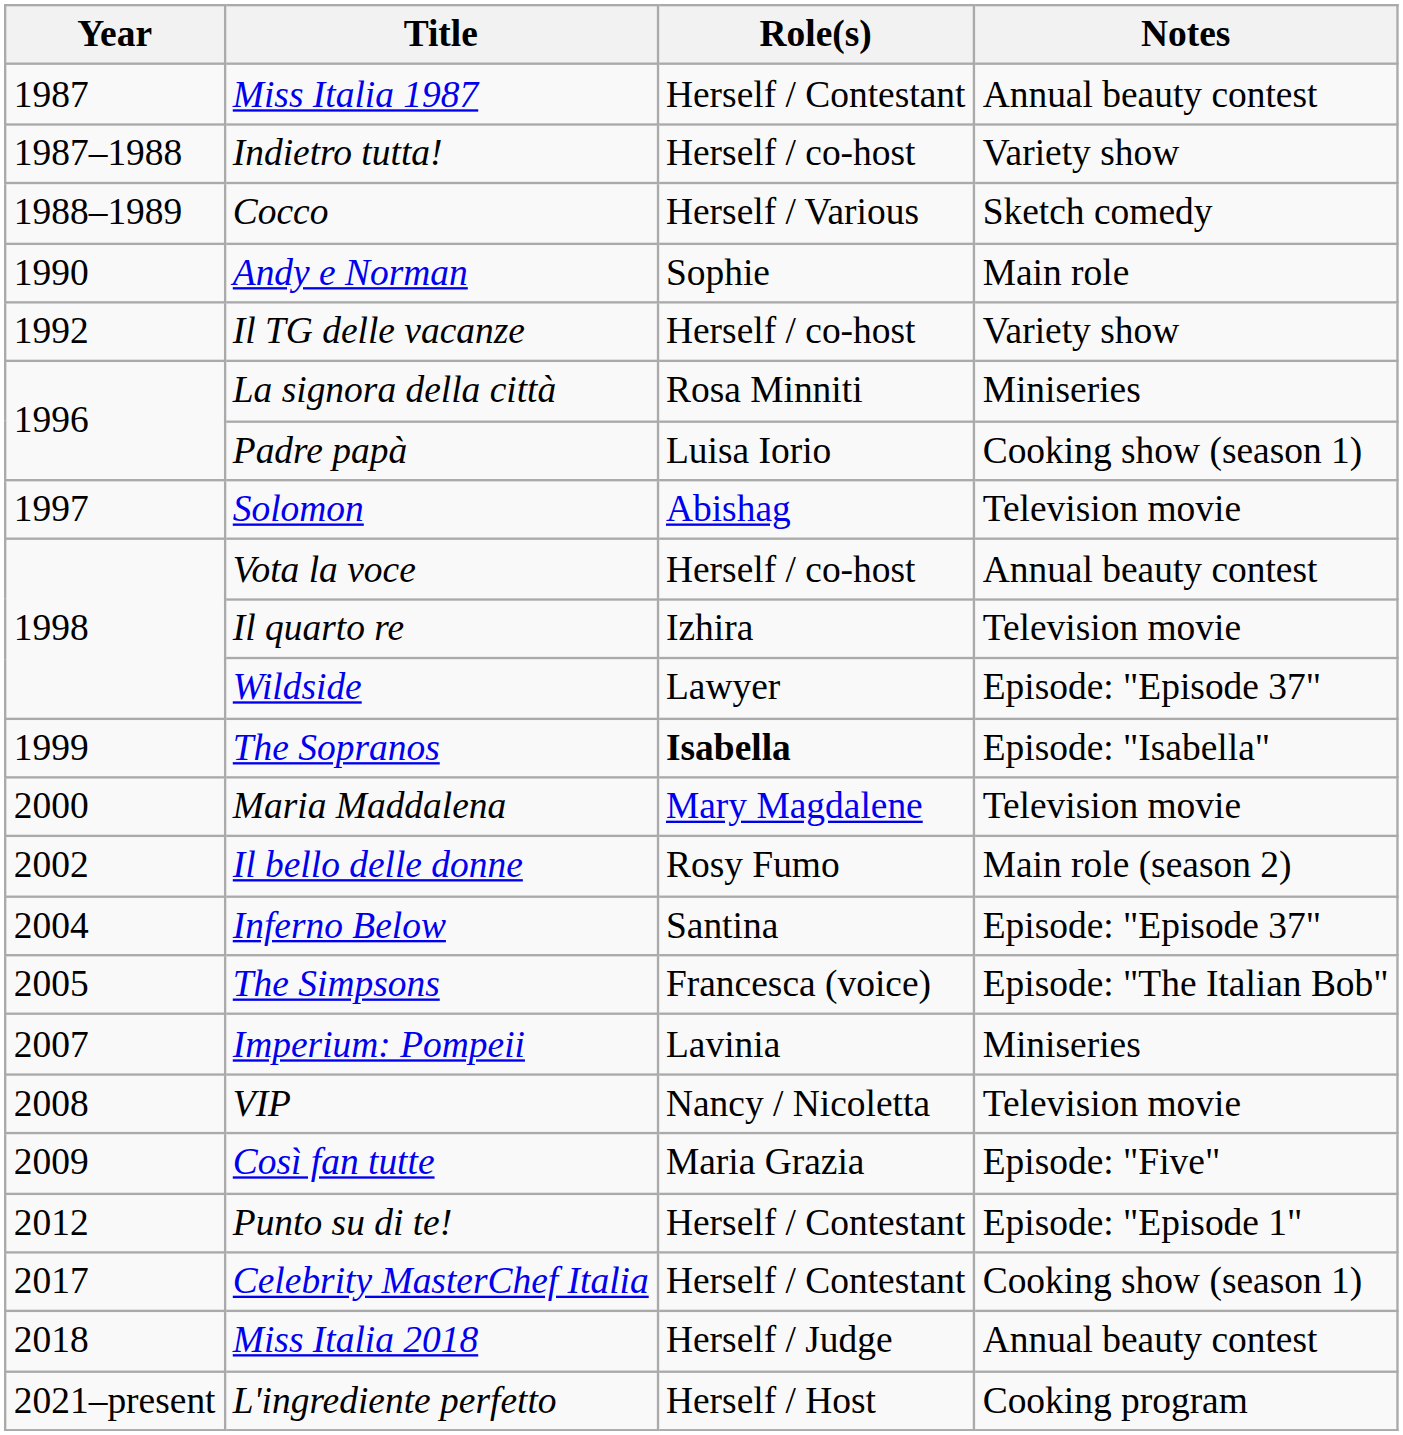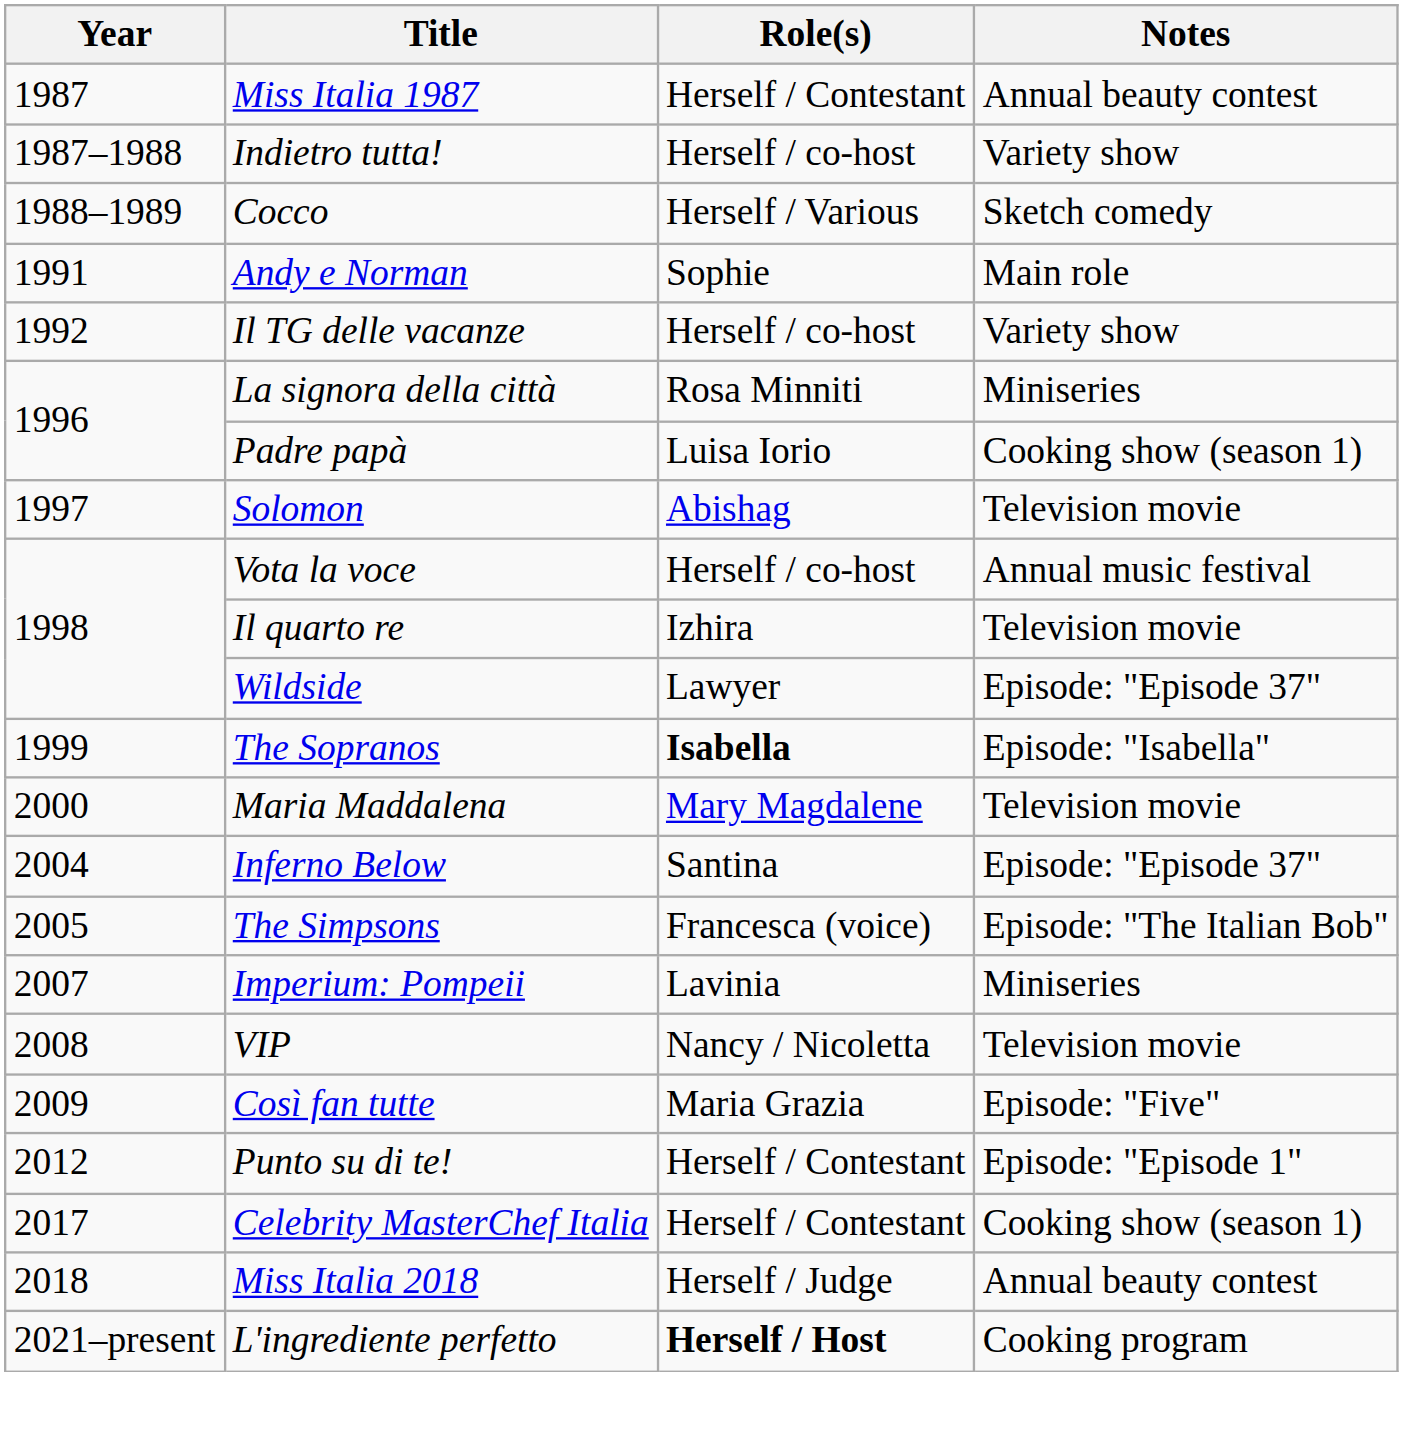(51, 271) 1990 -> (51, 271) 1991
(1150, 568) Annual beauty contest -> (1147, 568) Annual music festival
- row: (378, 865)
(771, 1399) normal -> (776, 1340) bold
